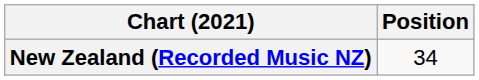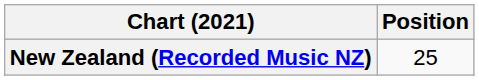(425, 57) 34 -> (425, 57) 25
